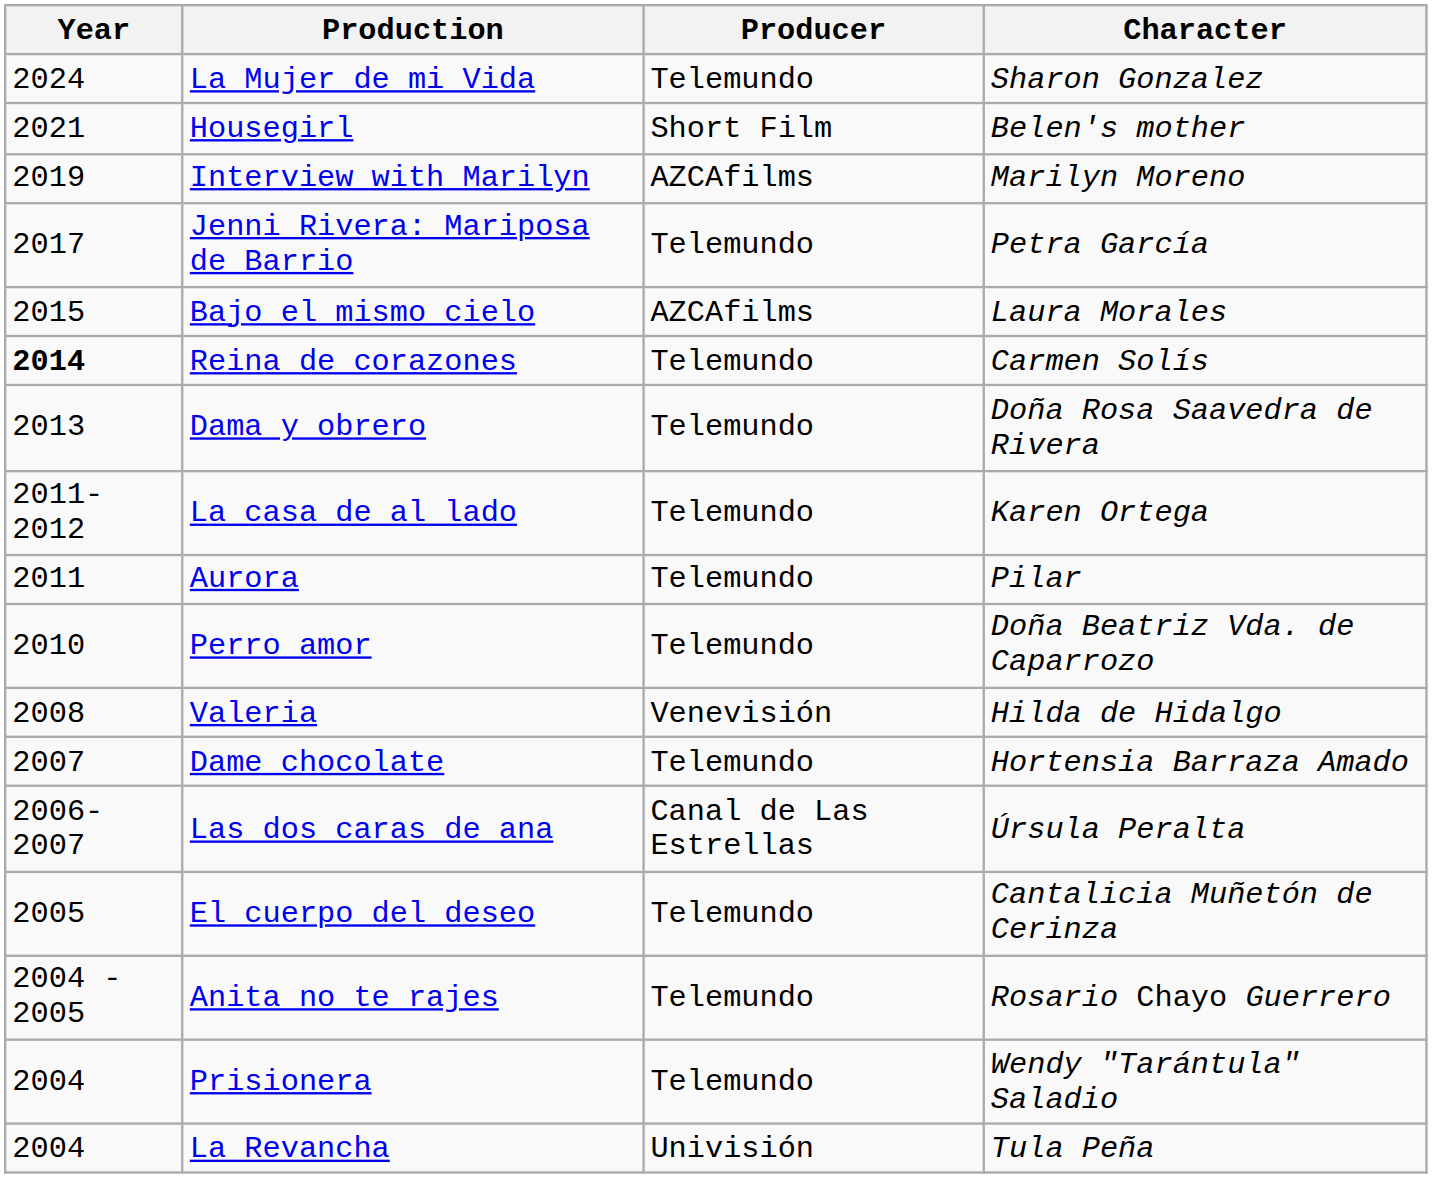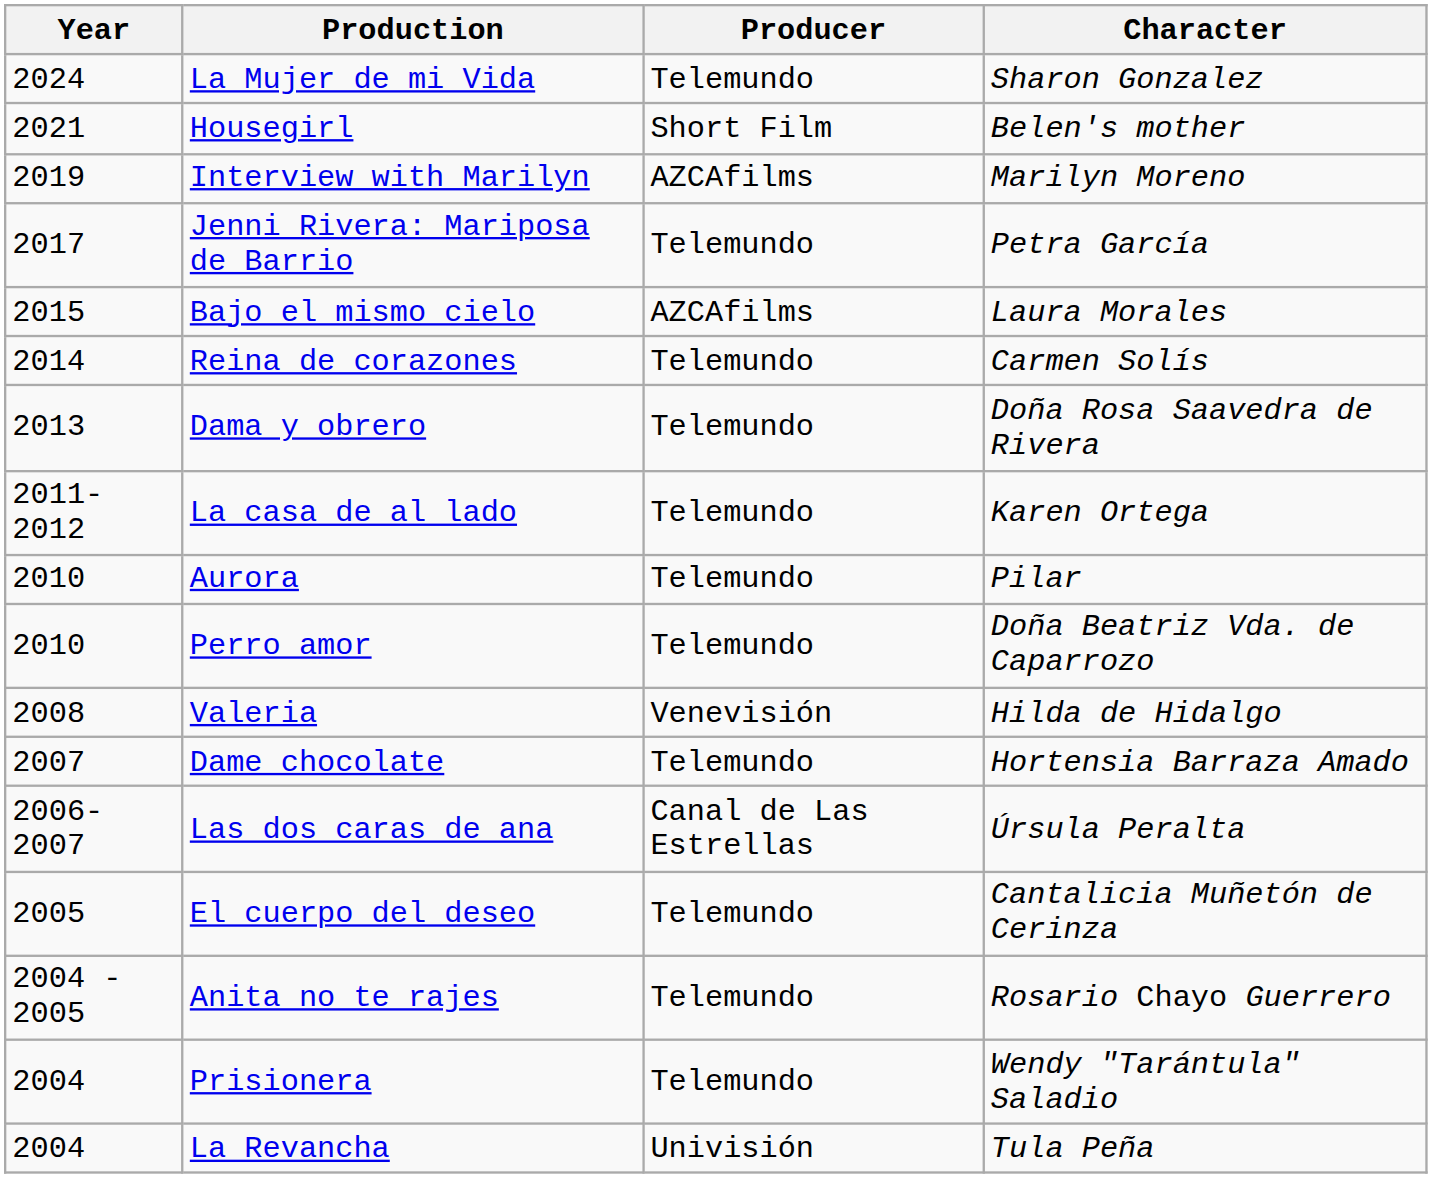(49, 361) bold -> (49, 361) normal
(49, 579) 2011 -> (49, 579) 2010
